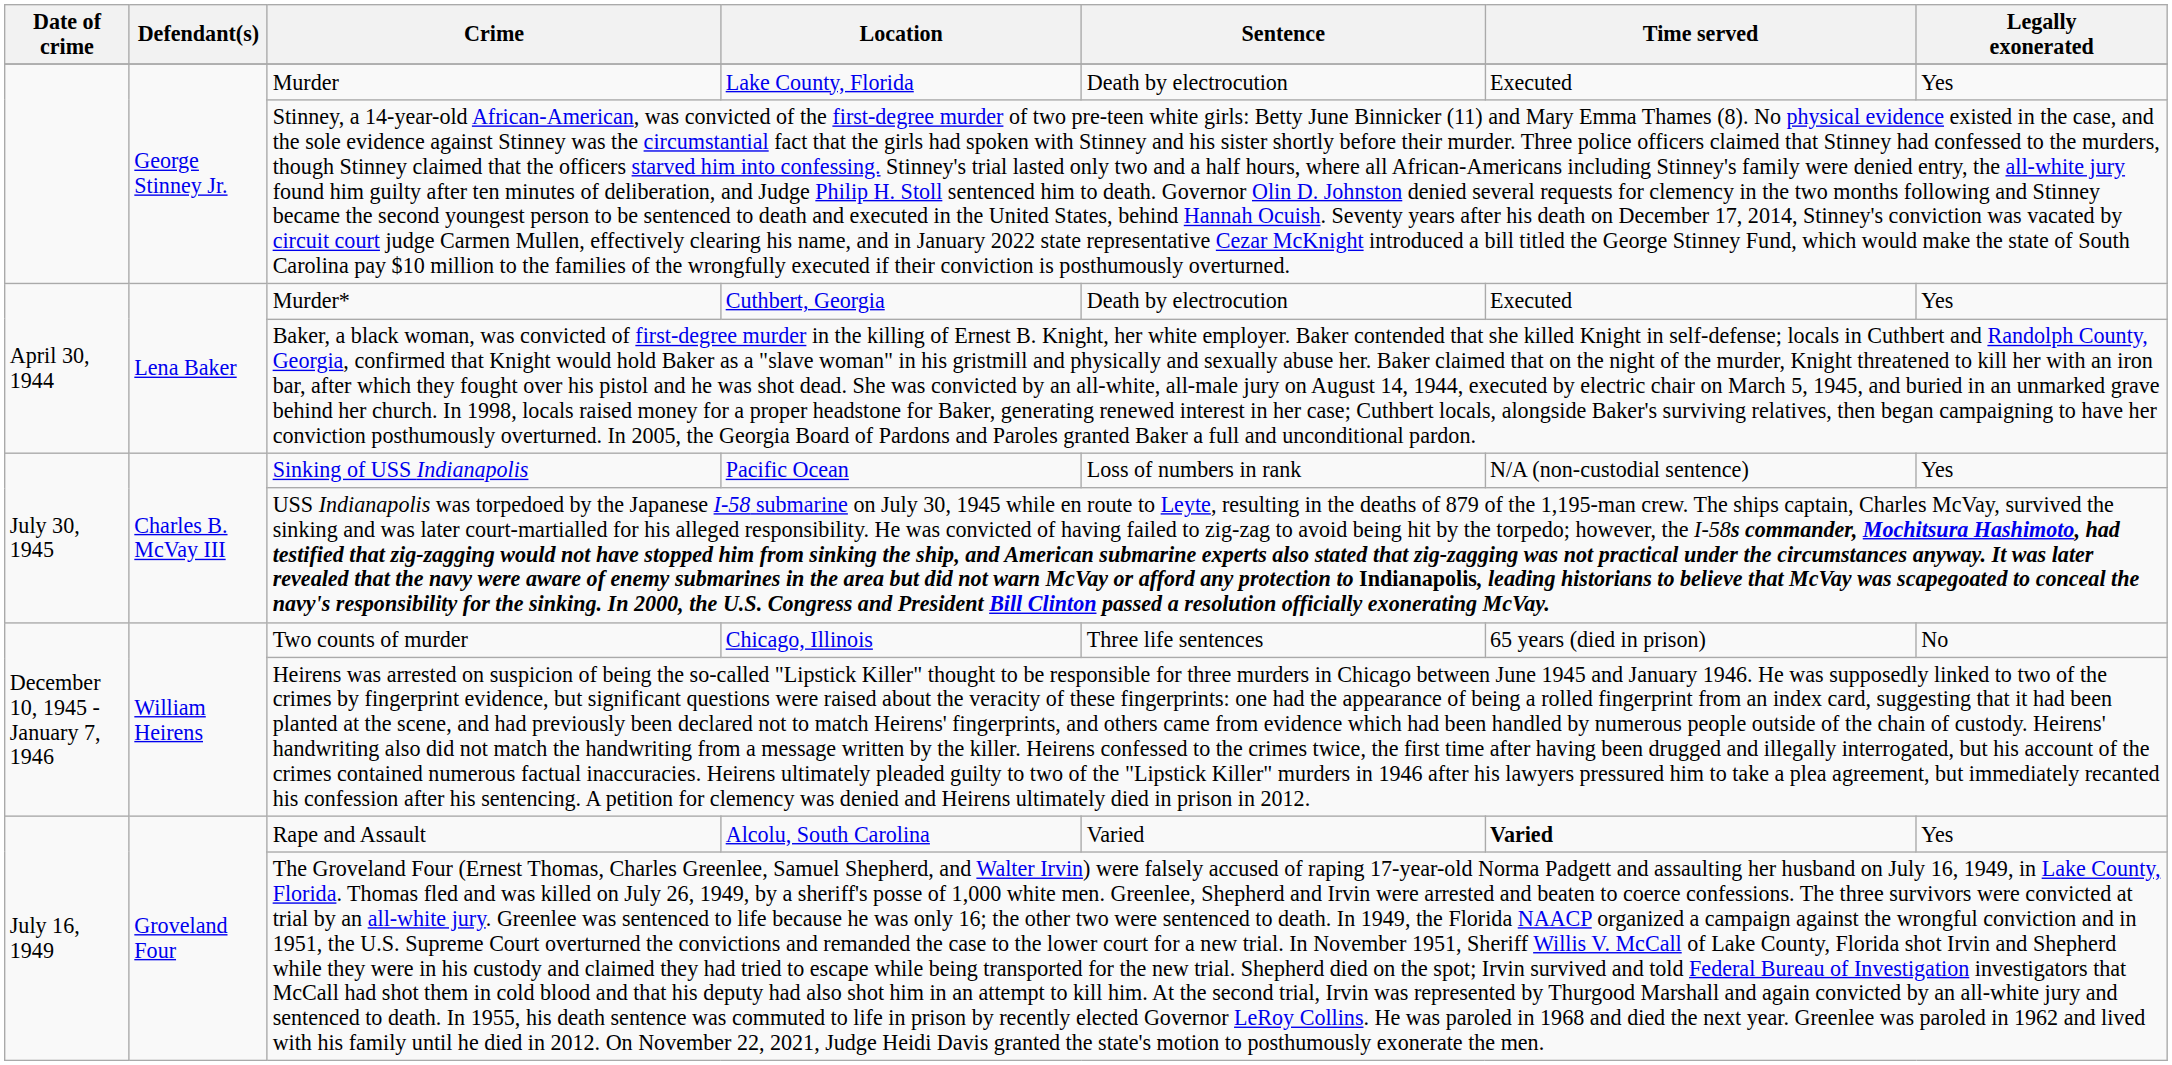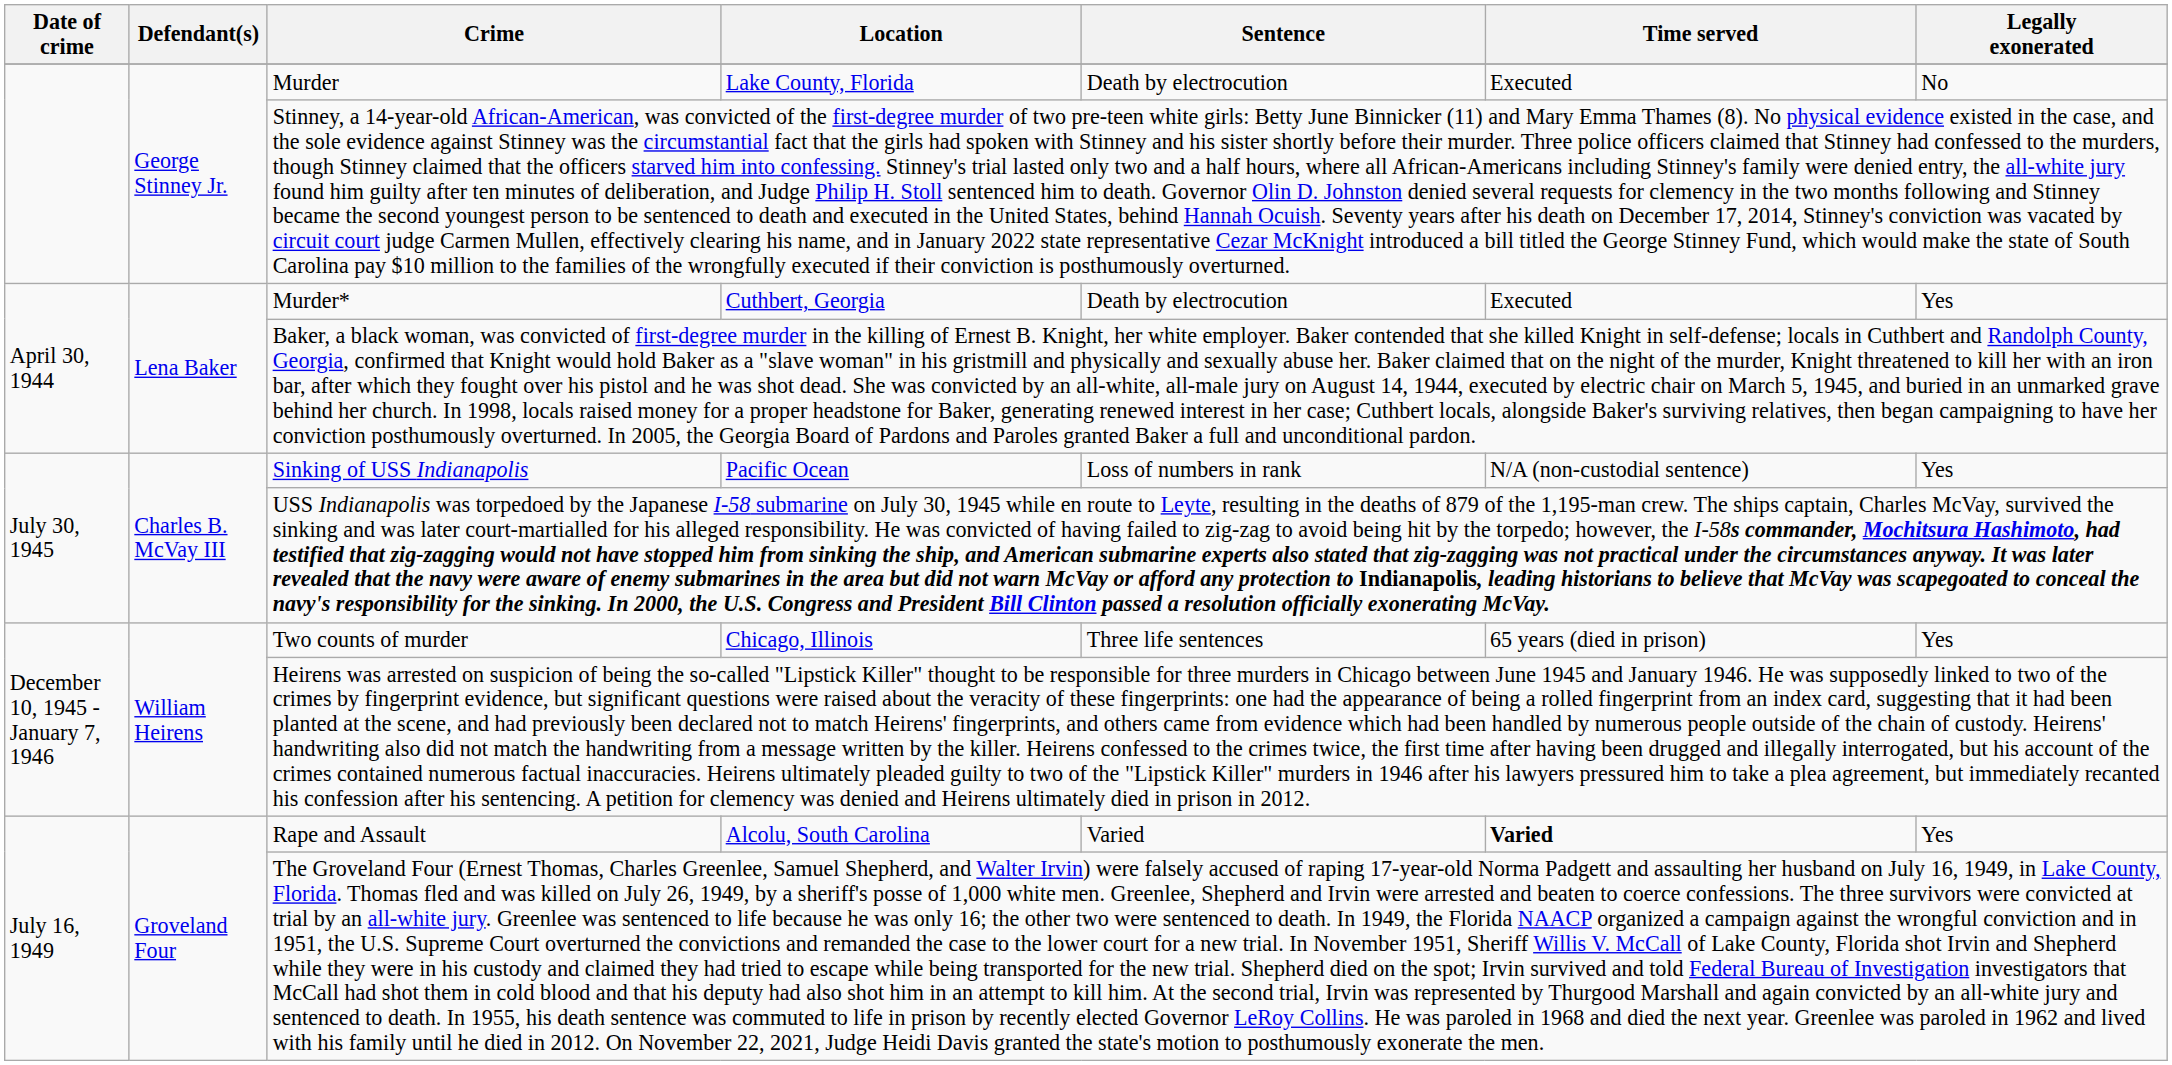(1937, 81) Yes -> (1935, 81) No
(1935, 639) No -> (1937, 639) Yes
